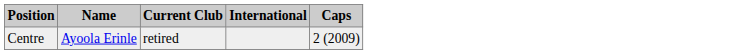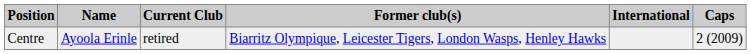+ column: (418, 15)
